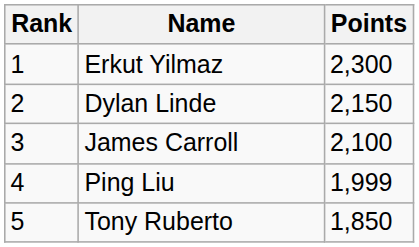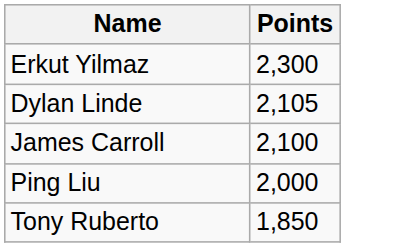- column: (42, 24)
(361, 103) 2,150 -> (287, 103) 2,105
(361, 182) 1,999 -> (287, 182) 2,000
